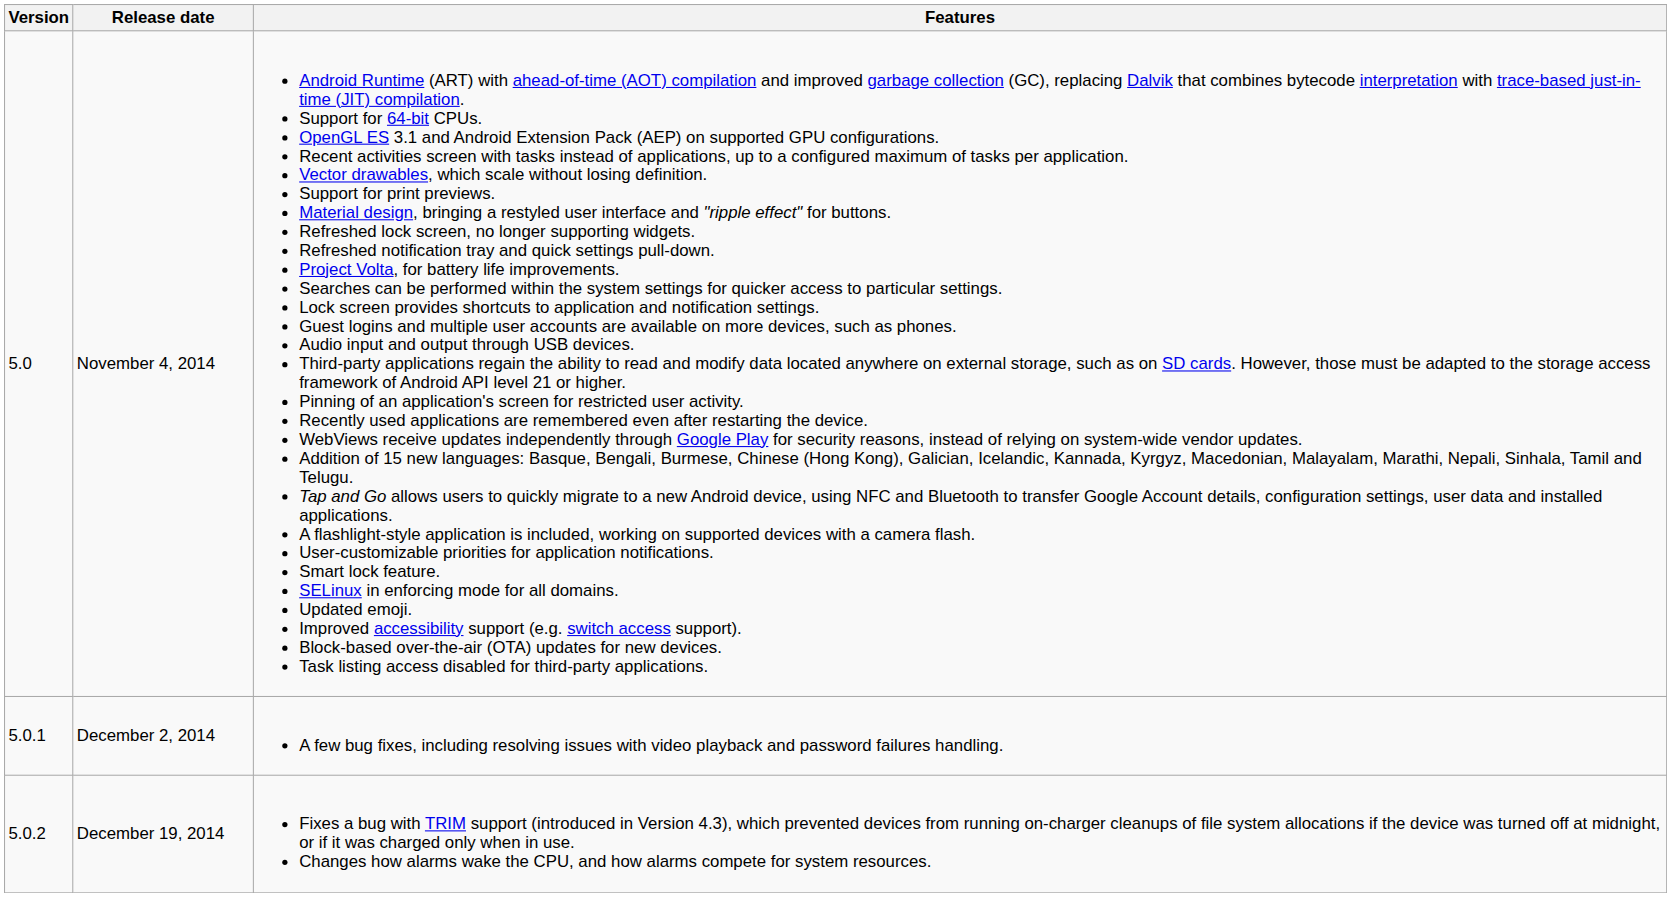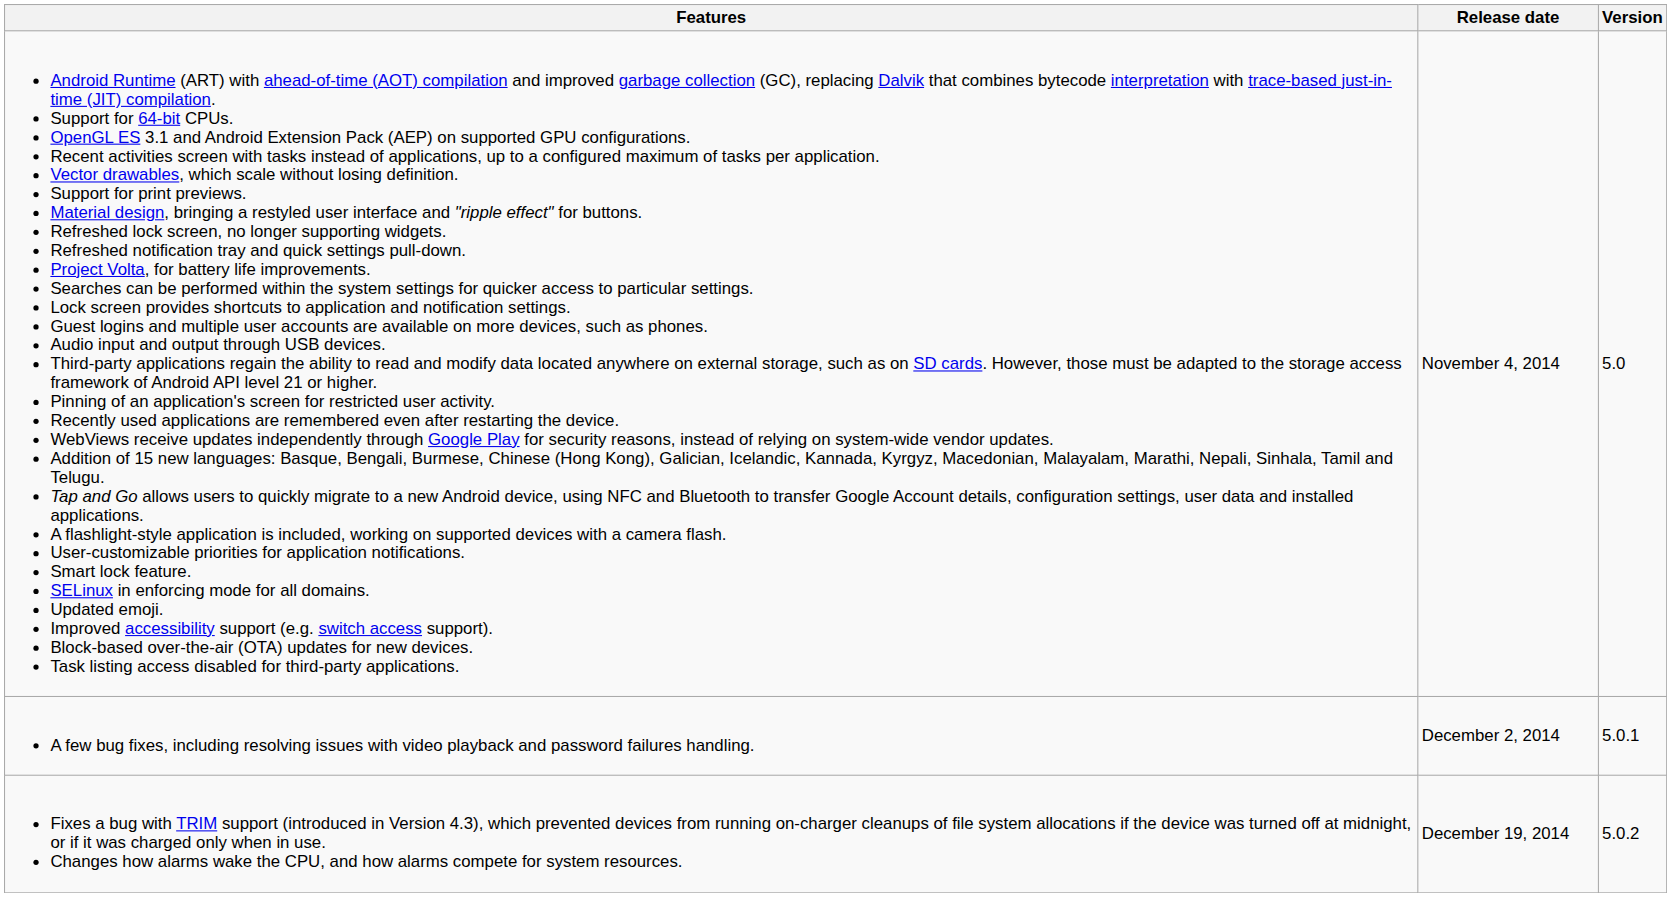columns swapped: (39, 17) <-> (960, 17)
